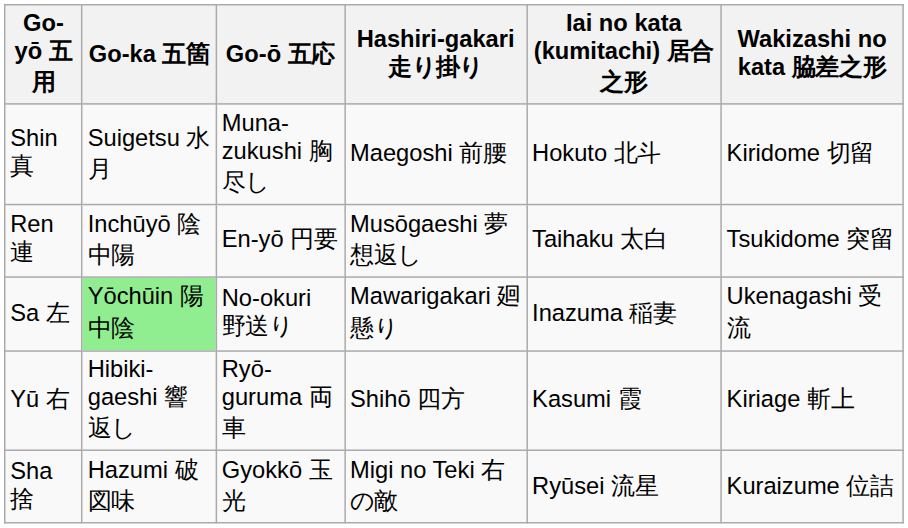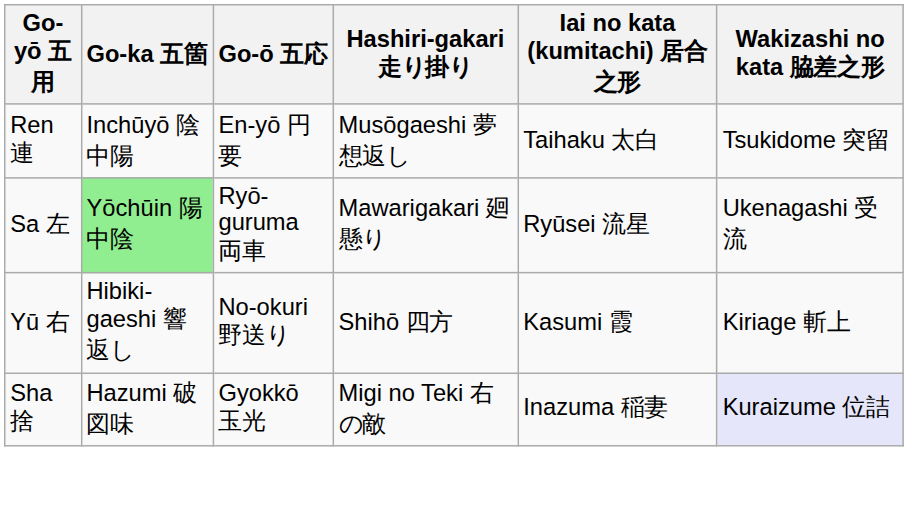- row: (34, 152)
(267, 312) No-okuri 野送り -> (259, 223) Ryō-guruma 両車
(604, 312) Inazuma 稲妻 -> (586, 224) Ryūsei 流星
(277, 398) Ryō-guruma 両車 -> (263, 320) No-okuri 野送り
(595, 485) Ryūsei 流星 -> (596, 408) Inazuma 稲妻
(810, 485) no background -> (806, 408) lavender background
